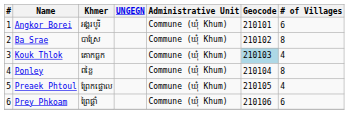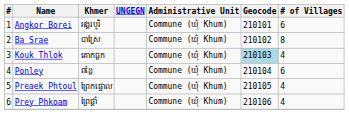(283, 71) 8 -> (283, 71) 6
(283, 102) 6 -> (283, 102) 4
